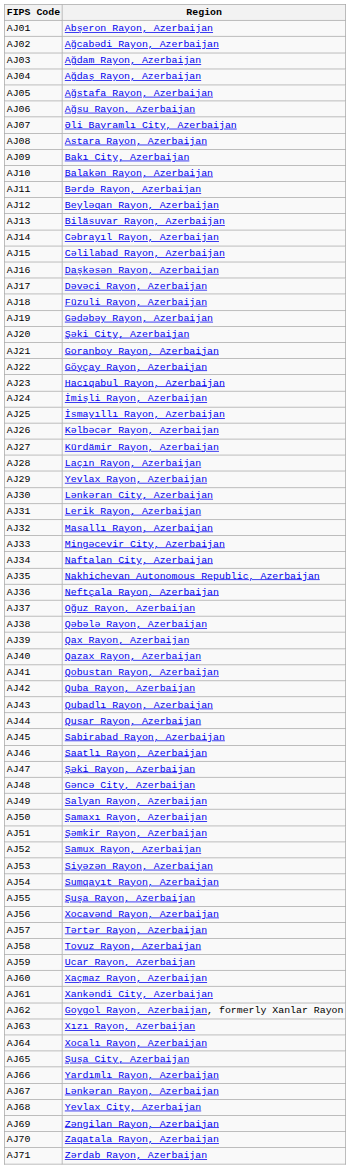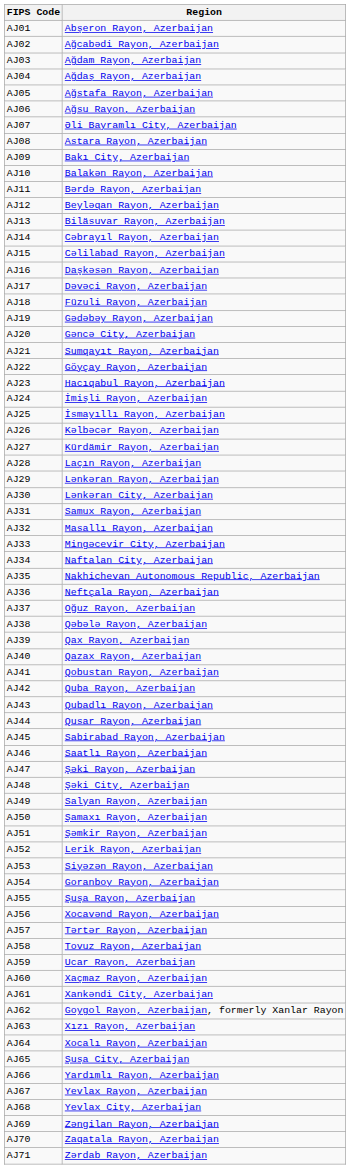(127, 334) Şǝki City, Azerbaijan -> (130, 334) Gǝncǝ City, Azerbaijan
(142, 351) Goranboy Rayon, Azerbaijan -> (142, 351) Sumqayıt Rayon, Azerbaijan
(136, 479) Yevlax Rayon, Azerbaijan -> (142, 479) Lǝnkǝran Rayon, Azerbaijan
(133, 512) Lerik Rayon, Azerbaijan -> (133, 512) Samux Rayon, Azerbaijan
(130, 785) Gǝncǝ City, Azerbaijan -> (127, 785) Şǝki City, Azerbaijan
(133, 850) Samux Rayon, Azerbaijan -> (133, 850) Lerik Rayon, Azerbaijan
(142, 882) Sumqayıt Rayon, Azerbaijan -> (142, 882) Goranboy Rayon, Azerbaijan
(142, 1091) Lǝnkǝran Rayon, Azerbaijan -> (136, 1091) Yevlax Rayon, Azerbaijan
